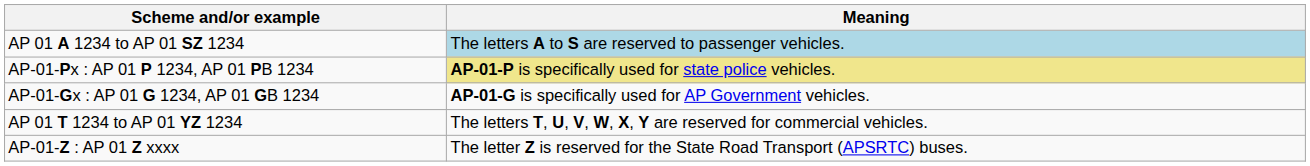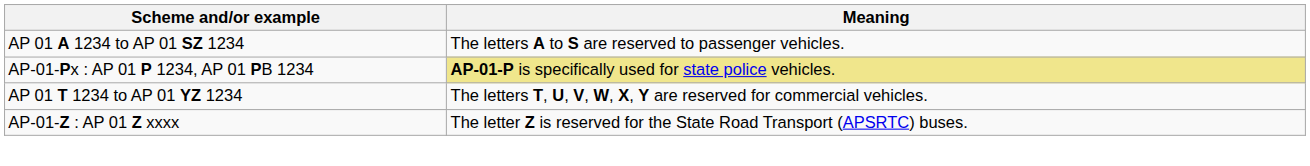(648, 43) lightblue background -> (648, 43) no background
- row: (164, 95)
